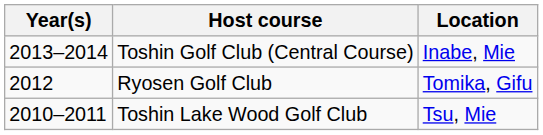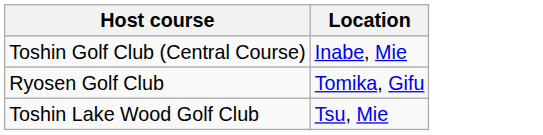- column: (59, 20)
